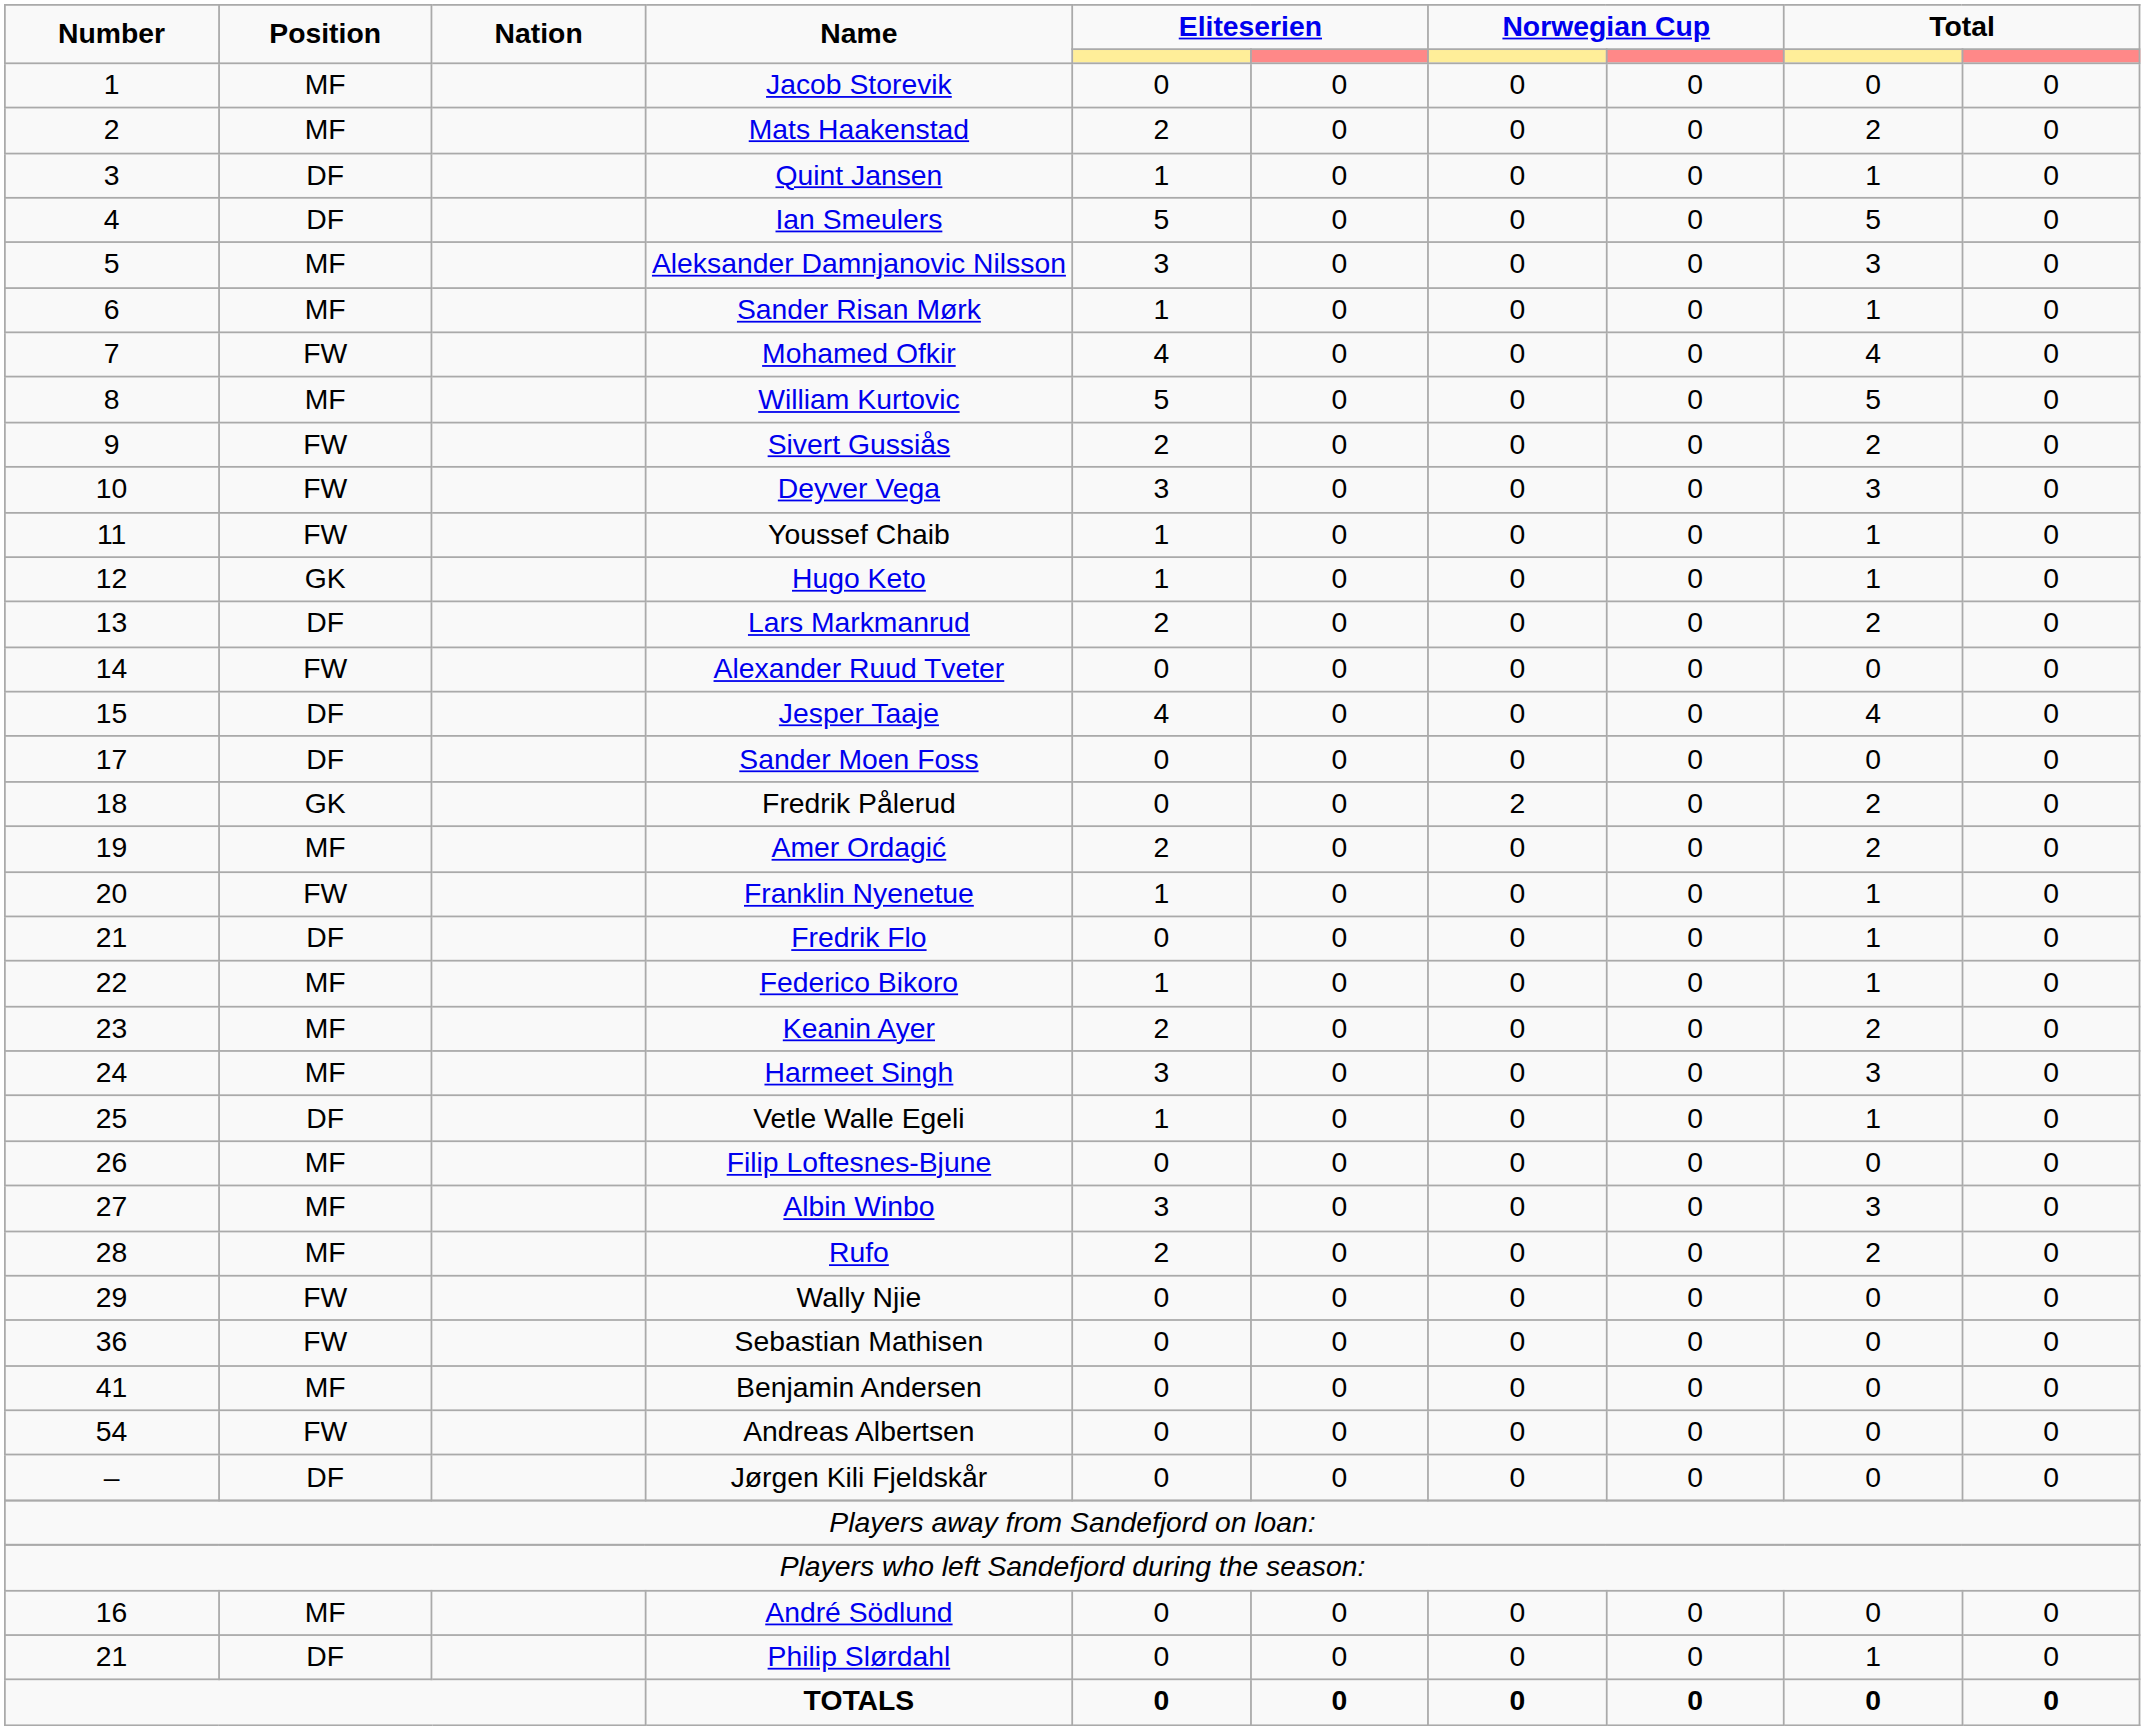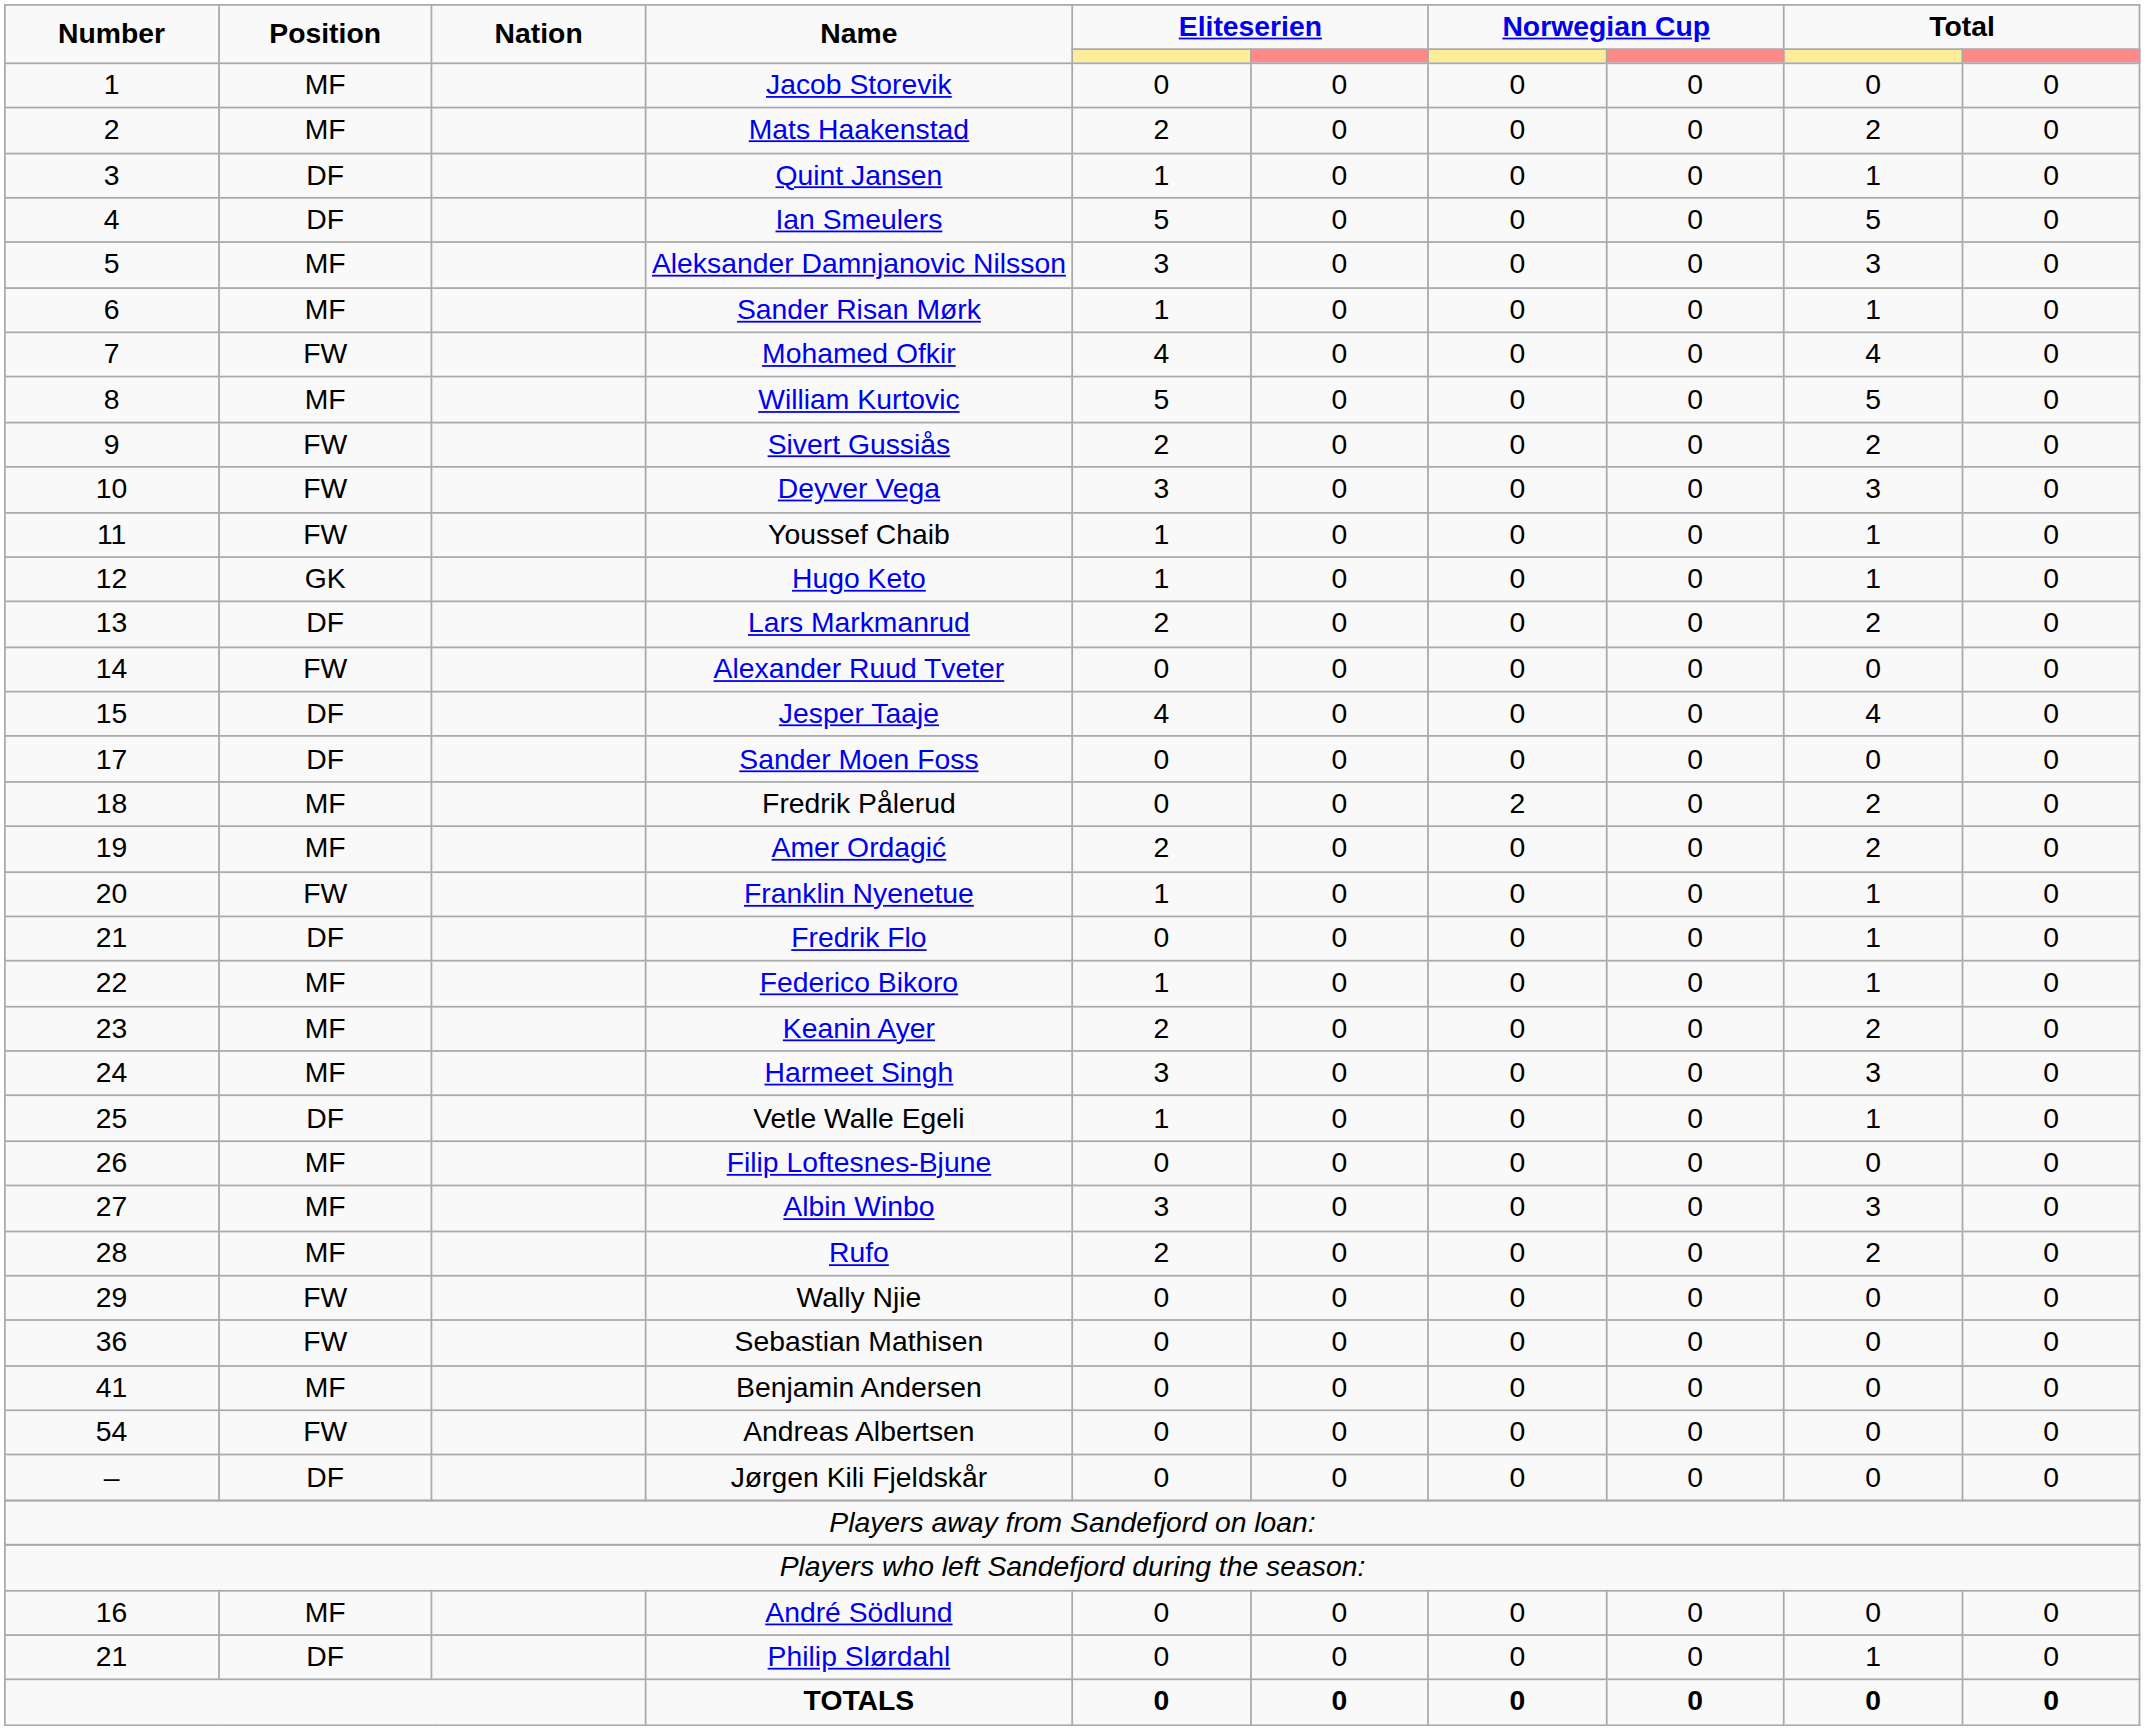(325, 803) GK -> (325, 803) MF
